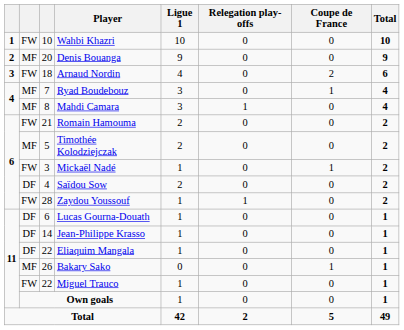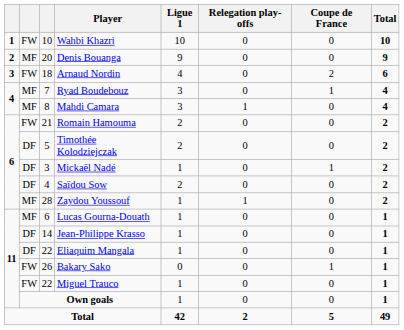(29, 145) MF -> (29, 145) DF
(29, 168) FW -> (29, 168) DF
(29, 201) FW -> (29, 201) MF
(29, 217) DF -> (29, 217) MF
(29, 267) MF -> (29, 267) FW
